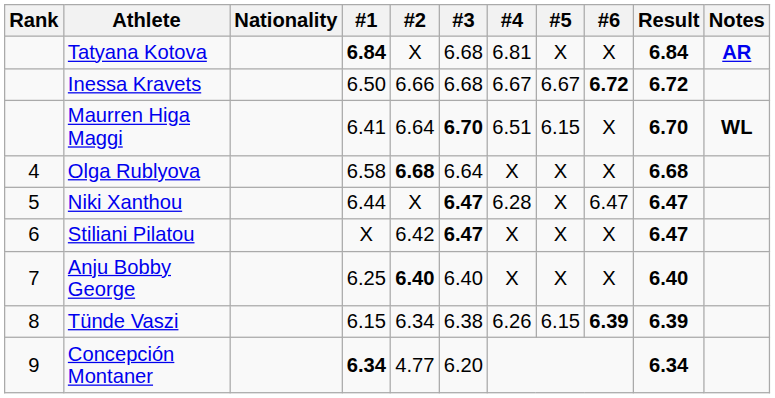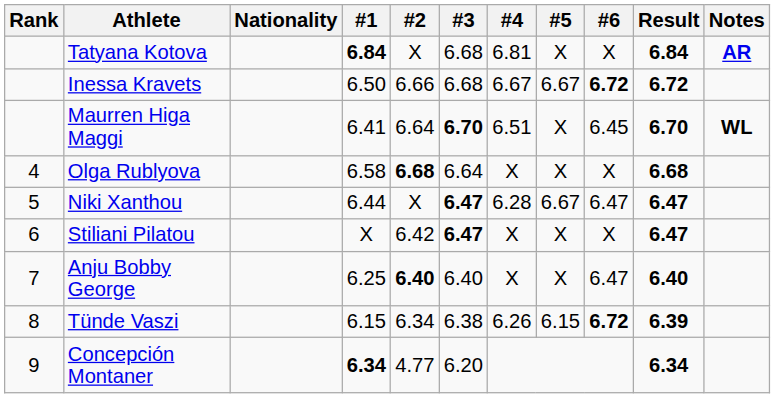(560, 127) 6.15 -> (560, 127) X
(609, 127) X -> (609, 127) 6.45
(560, 203) X -> (560, 203) 6.67
(609, 278) X -> (609, 278) 6.47
(609, 321) 6.39 -> (609, 321) 6.72
